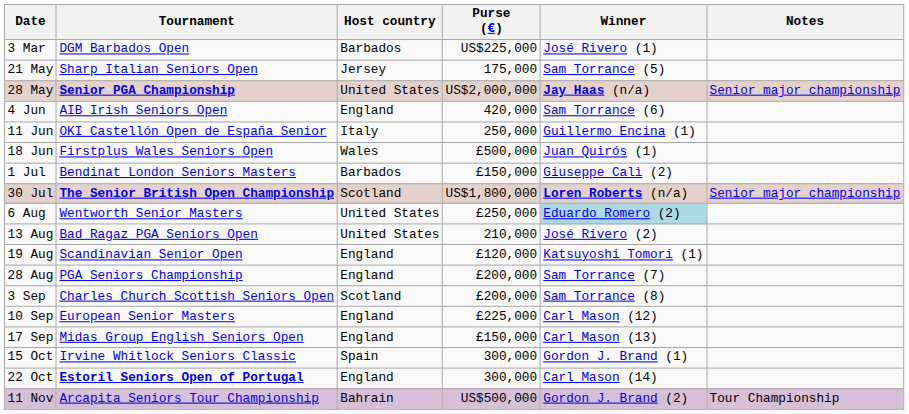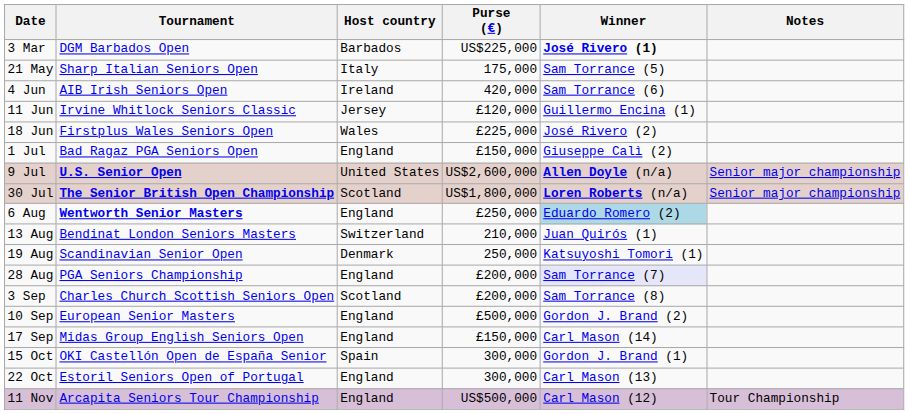(600, 50) normal -> (600, 50) bold
(363, 71) Jersey -> (359, 71) Italy
- row: (30, 91)
(367, 112) England -> (367, 91) Ireland
(193, 132) OKI Castellón Open de España Senior -> (178, 112) Irvine Whitlock Seniors Classic
(359, 132) Italy -> (363, 112) Jersey
(510, 132) 250,000 -> (507, 112) £120,000
(507, 153) £500,000 -> (507, 132) £225,000
(600, 153) Juan Quirós (1) -> (600, 132) José Rivero (2)
(178, 173) Bendinat London Seniors Masters -> (159, 153) Bad Ragaz PGA Seniors Open
(371, 173) Barbados -> (367, 153) England
+ row: (27, 173)
(151, 214) normal -> (151, 214) bold
(390, 214) United States -> (367, 214) England
(159, 235) Bad Ragaz PGA Seniors Open -> (178, 235) Bendinat London Seniors Masters
(390, 235) United States -> (382, 235) Switzerland
(600, 235) José Rivero (2) -> (600, 235) Juan Quirós (1)
(367, 255) England -> (367, 255) Denmark
(507, 255) £120,000 -> (510, 255) 250,000
(604, 276) no background -> (604, 276) lavender background
(507, 317) £225,000 -> (507, 317) £500,000
(600, 317) Carl Mason (12) -> (616, 317) Gordon J. Brand (2)
(600, 338) Carl Mason (13) -> (600, 338) Carl Mason (14)
(178, 358) Irvine Whitlock Seniors Classic -> (193, 358) OKI Castellón Open de España Senior
(182, 379) bold -> (182, 379) normal
(600, 379) Carl Mason (14) -> (600, 379) Carl Mason (13)
(367, 399) Bahrain -> (367, 399) England
(616, 399) Gordon J. Brand (2) -> (600, 399) Carl Mason (12)
